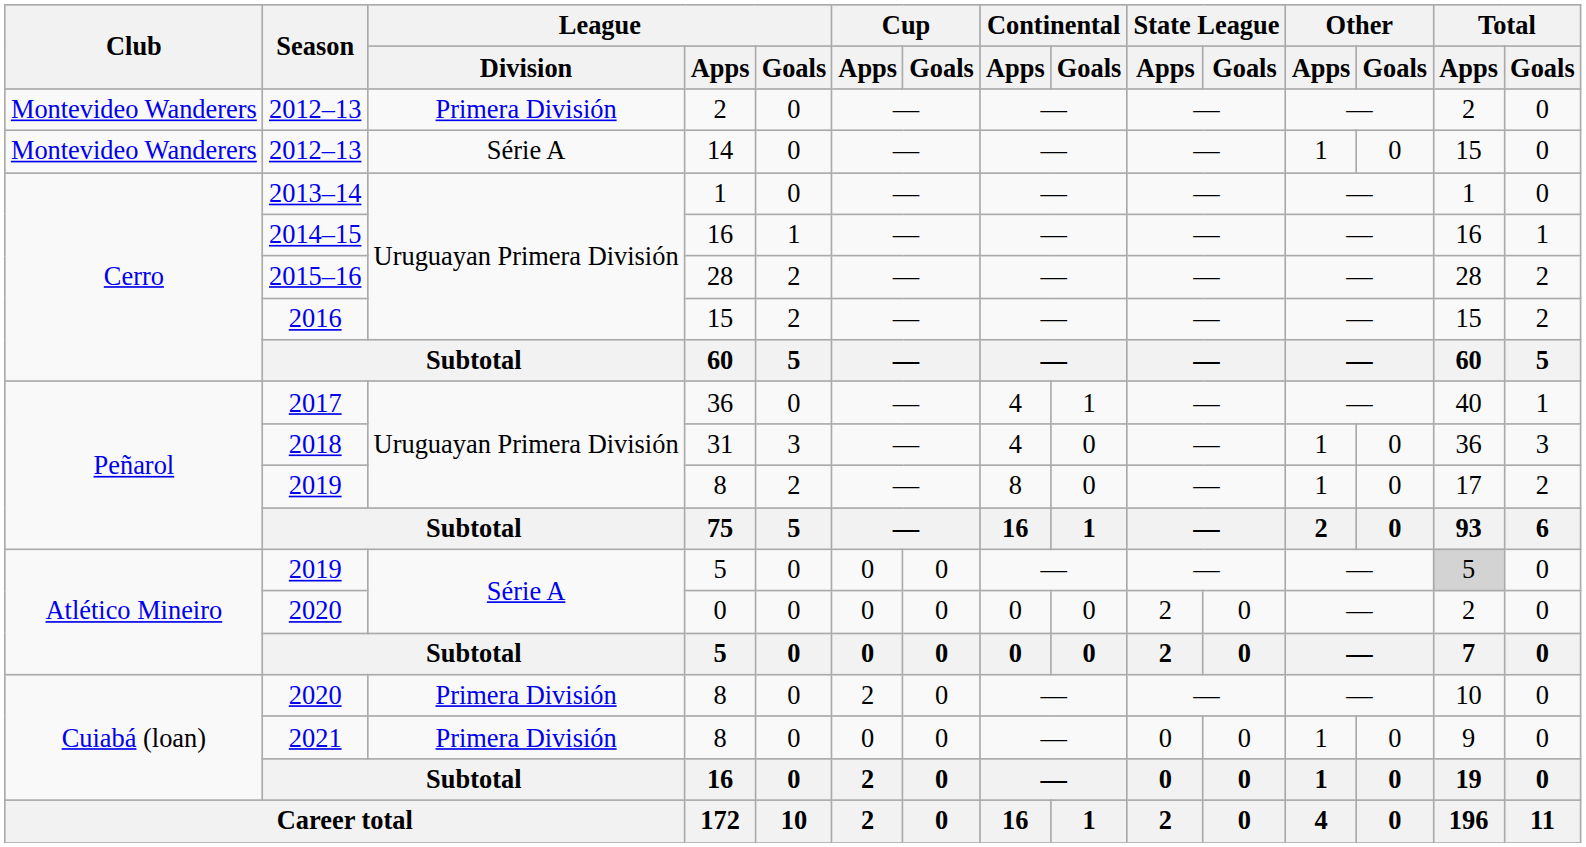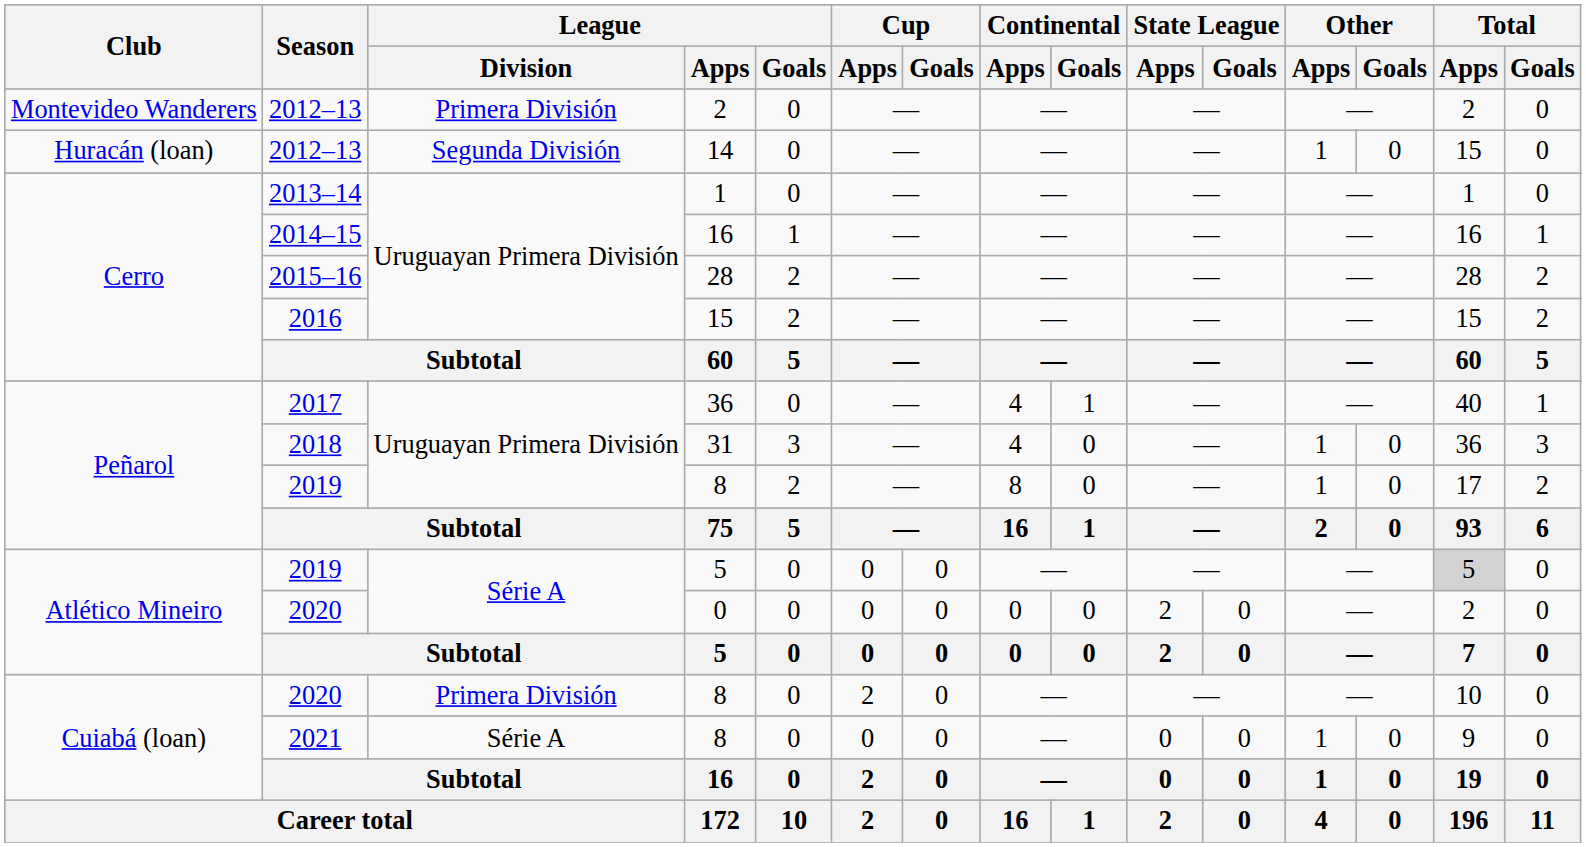(134, 151) Montevideo Wanderers -> (134, 151) Huracán (loan)
(526, 151) Série A -> (526, 151) Segunda División
(526, 737) Primera División -> (526, 737) Série A
